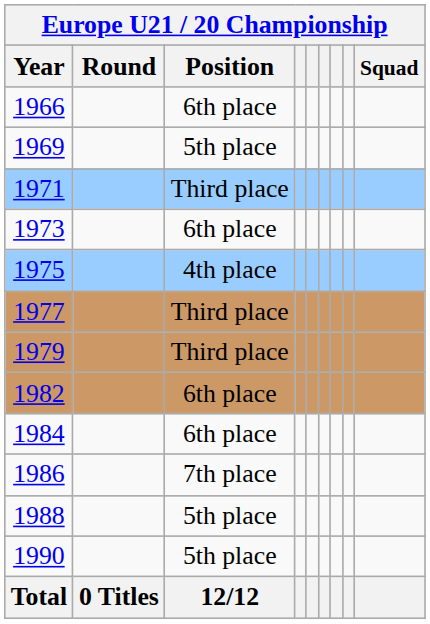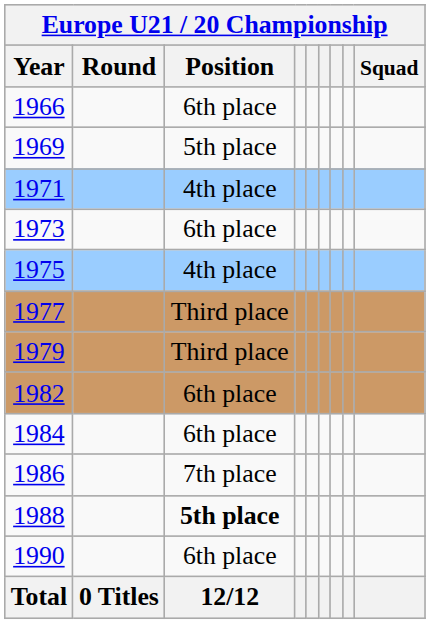(230, 188) Third place -> (230, 188) 4th place
(230, 515) normal -> (230, 515) bold
(230, 556) 5th place -> (230, 556) 6th place
